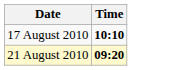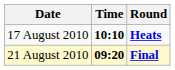+ column: (149, 14)
